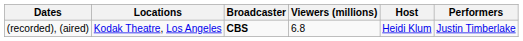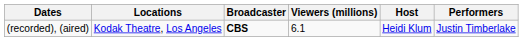(298, 28) 6.8 -> (298, 28) 6.1
